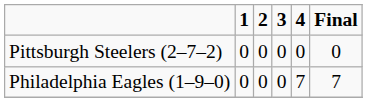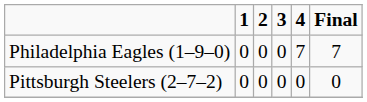rows swapped: (116, 50) <-> (120, 81)
